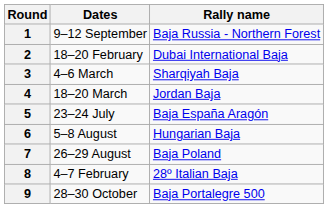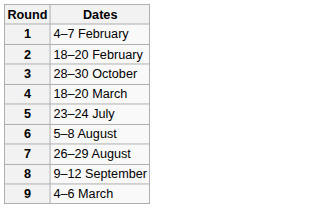- column: (237, 14)
(100, 34) 9–12 September -> (91, 34) 4–7 February
(83, 74) 4–6 March -> (95, 74) 28–30 October
(91, 174) 4–7 February -> (100, 174) 9–12 September
(95, 193) 28–30 October -> (83, 193) 4–6 March
